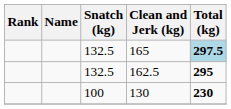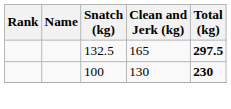(208, 51) lightblue background -> (208, 51) no background
- row: (144, 72)
